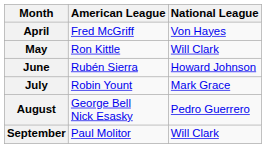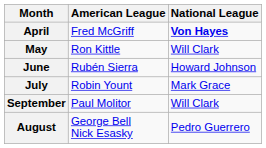(198, 31) normal -> (199, 31) bold
rows swapped: (36, 109) <-> (36, 134)
